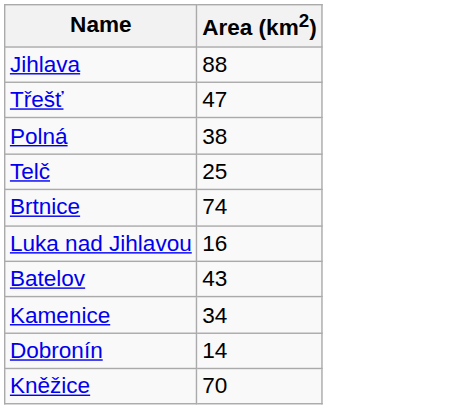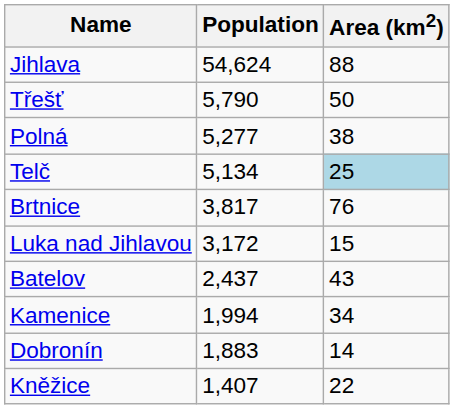+ column: (260, 25)
(215, 100) 47 -> (342, 100) 50
(215, 171) no background -> (342, 171) lightblue background
(215, 207) 74 -> (342, 207) 76
(215, 243) 16 -> (342, 243) 15
(215, 386) 70 -> (342, 386) 22
